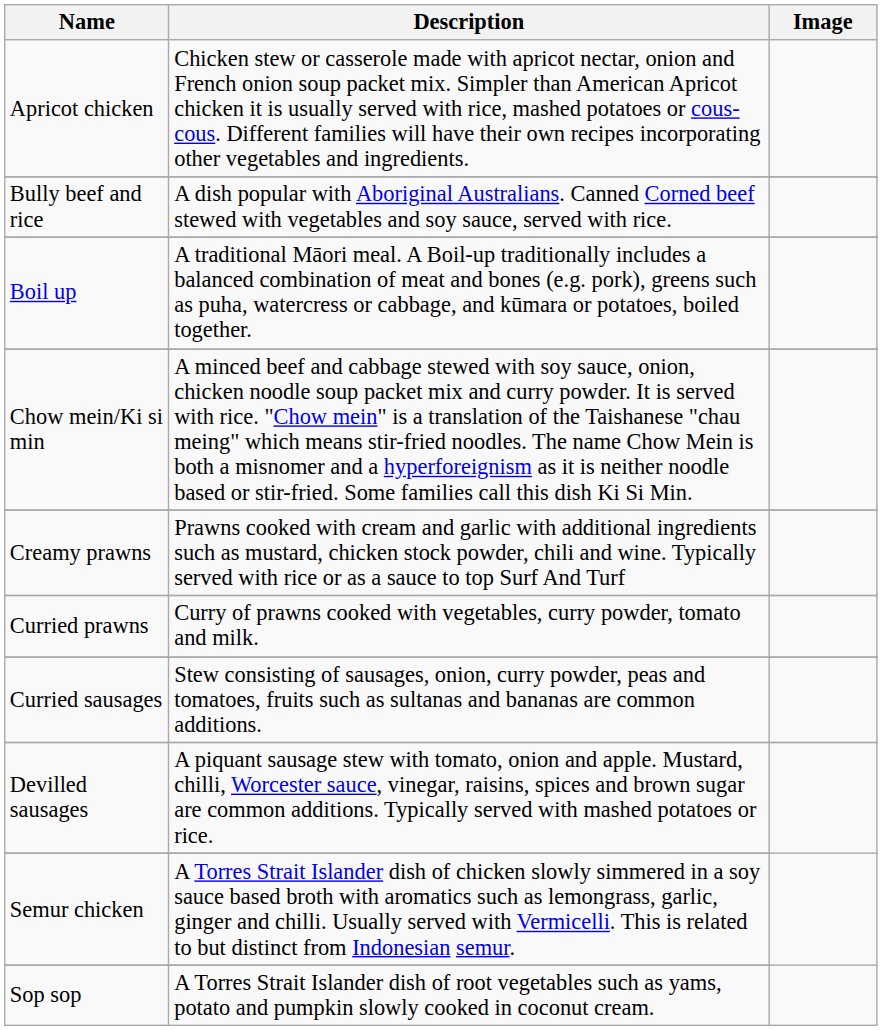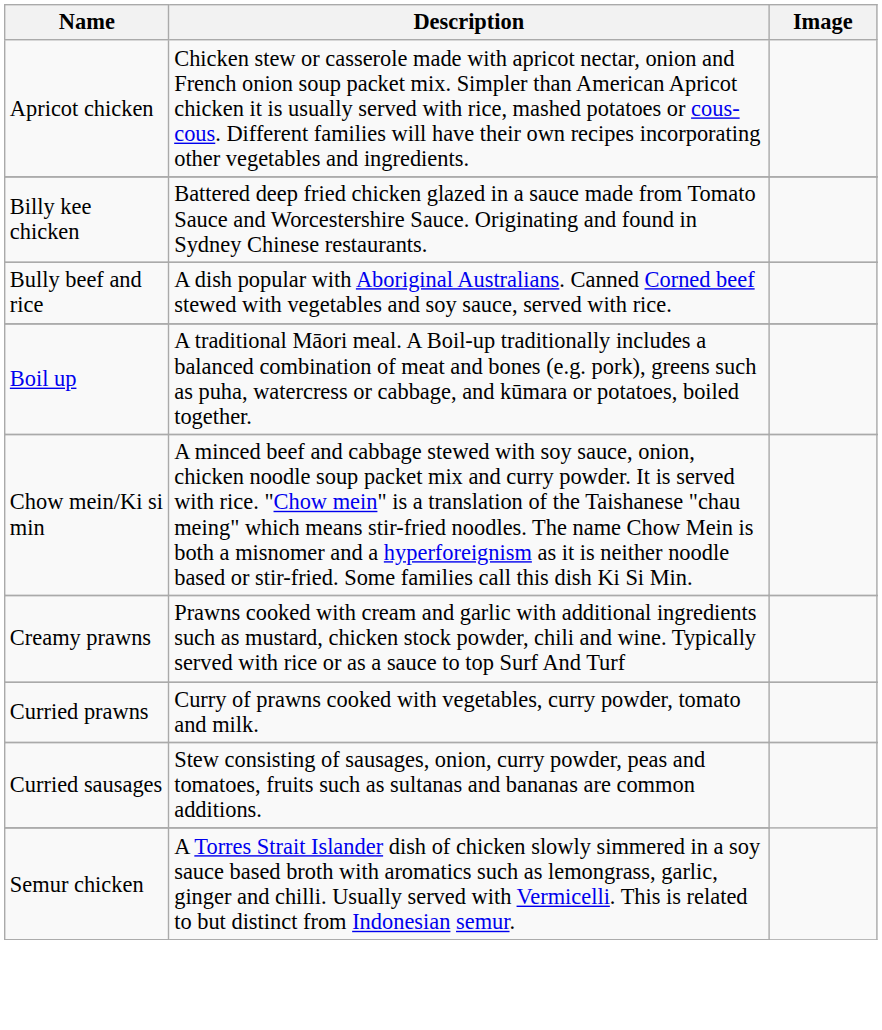+ row: (51, 219)
- row: (49, 797)
- row: (46, 994)
